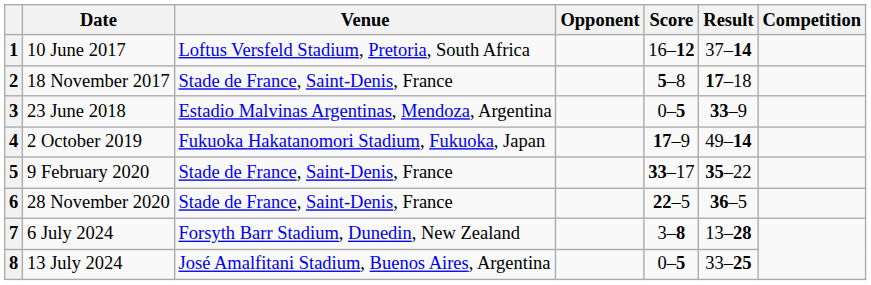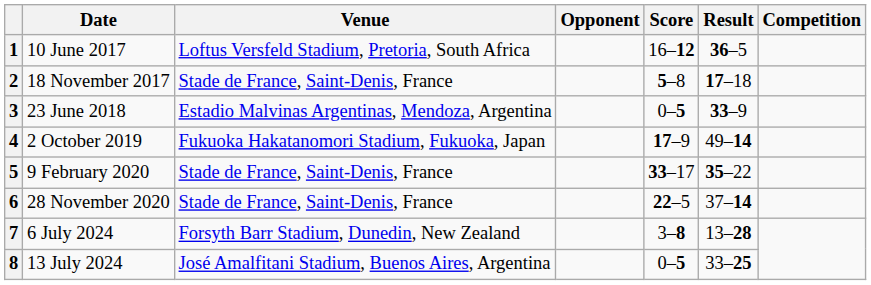(728, 49) 37–14 -> (728, 49) 36–5
(728, 202) 36–5 -> (728, 202) 37–14
